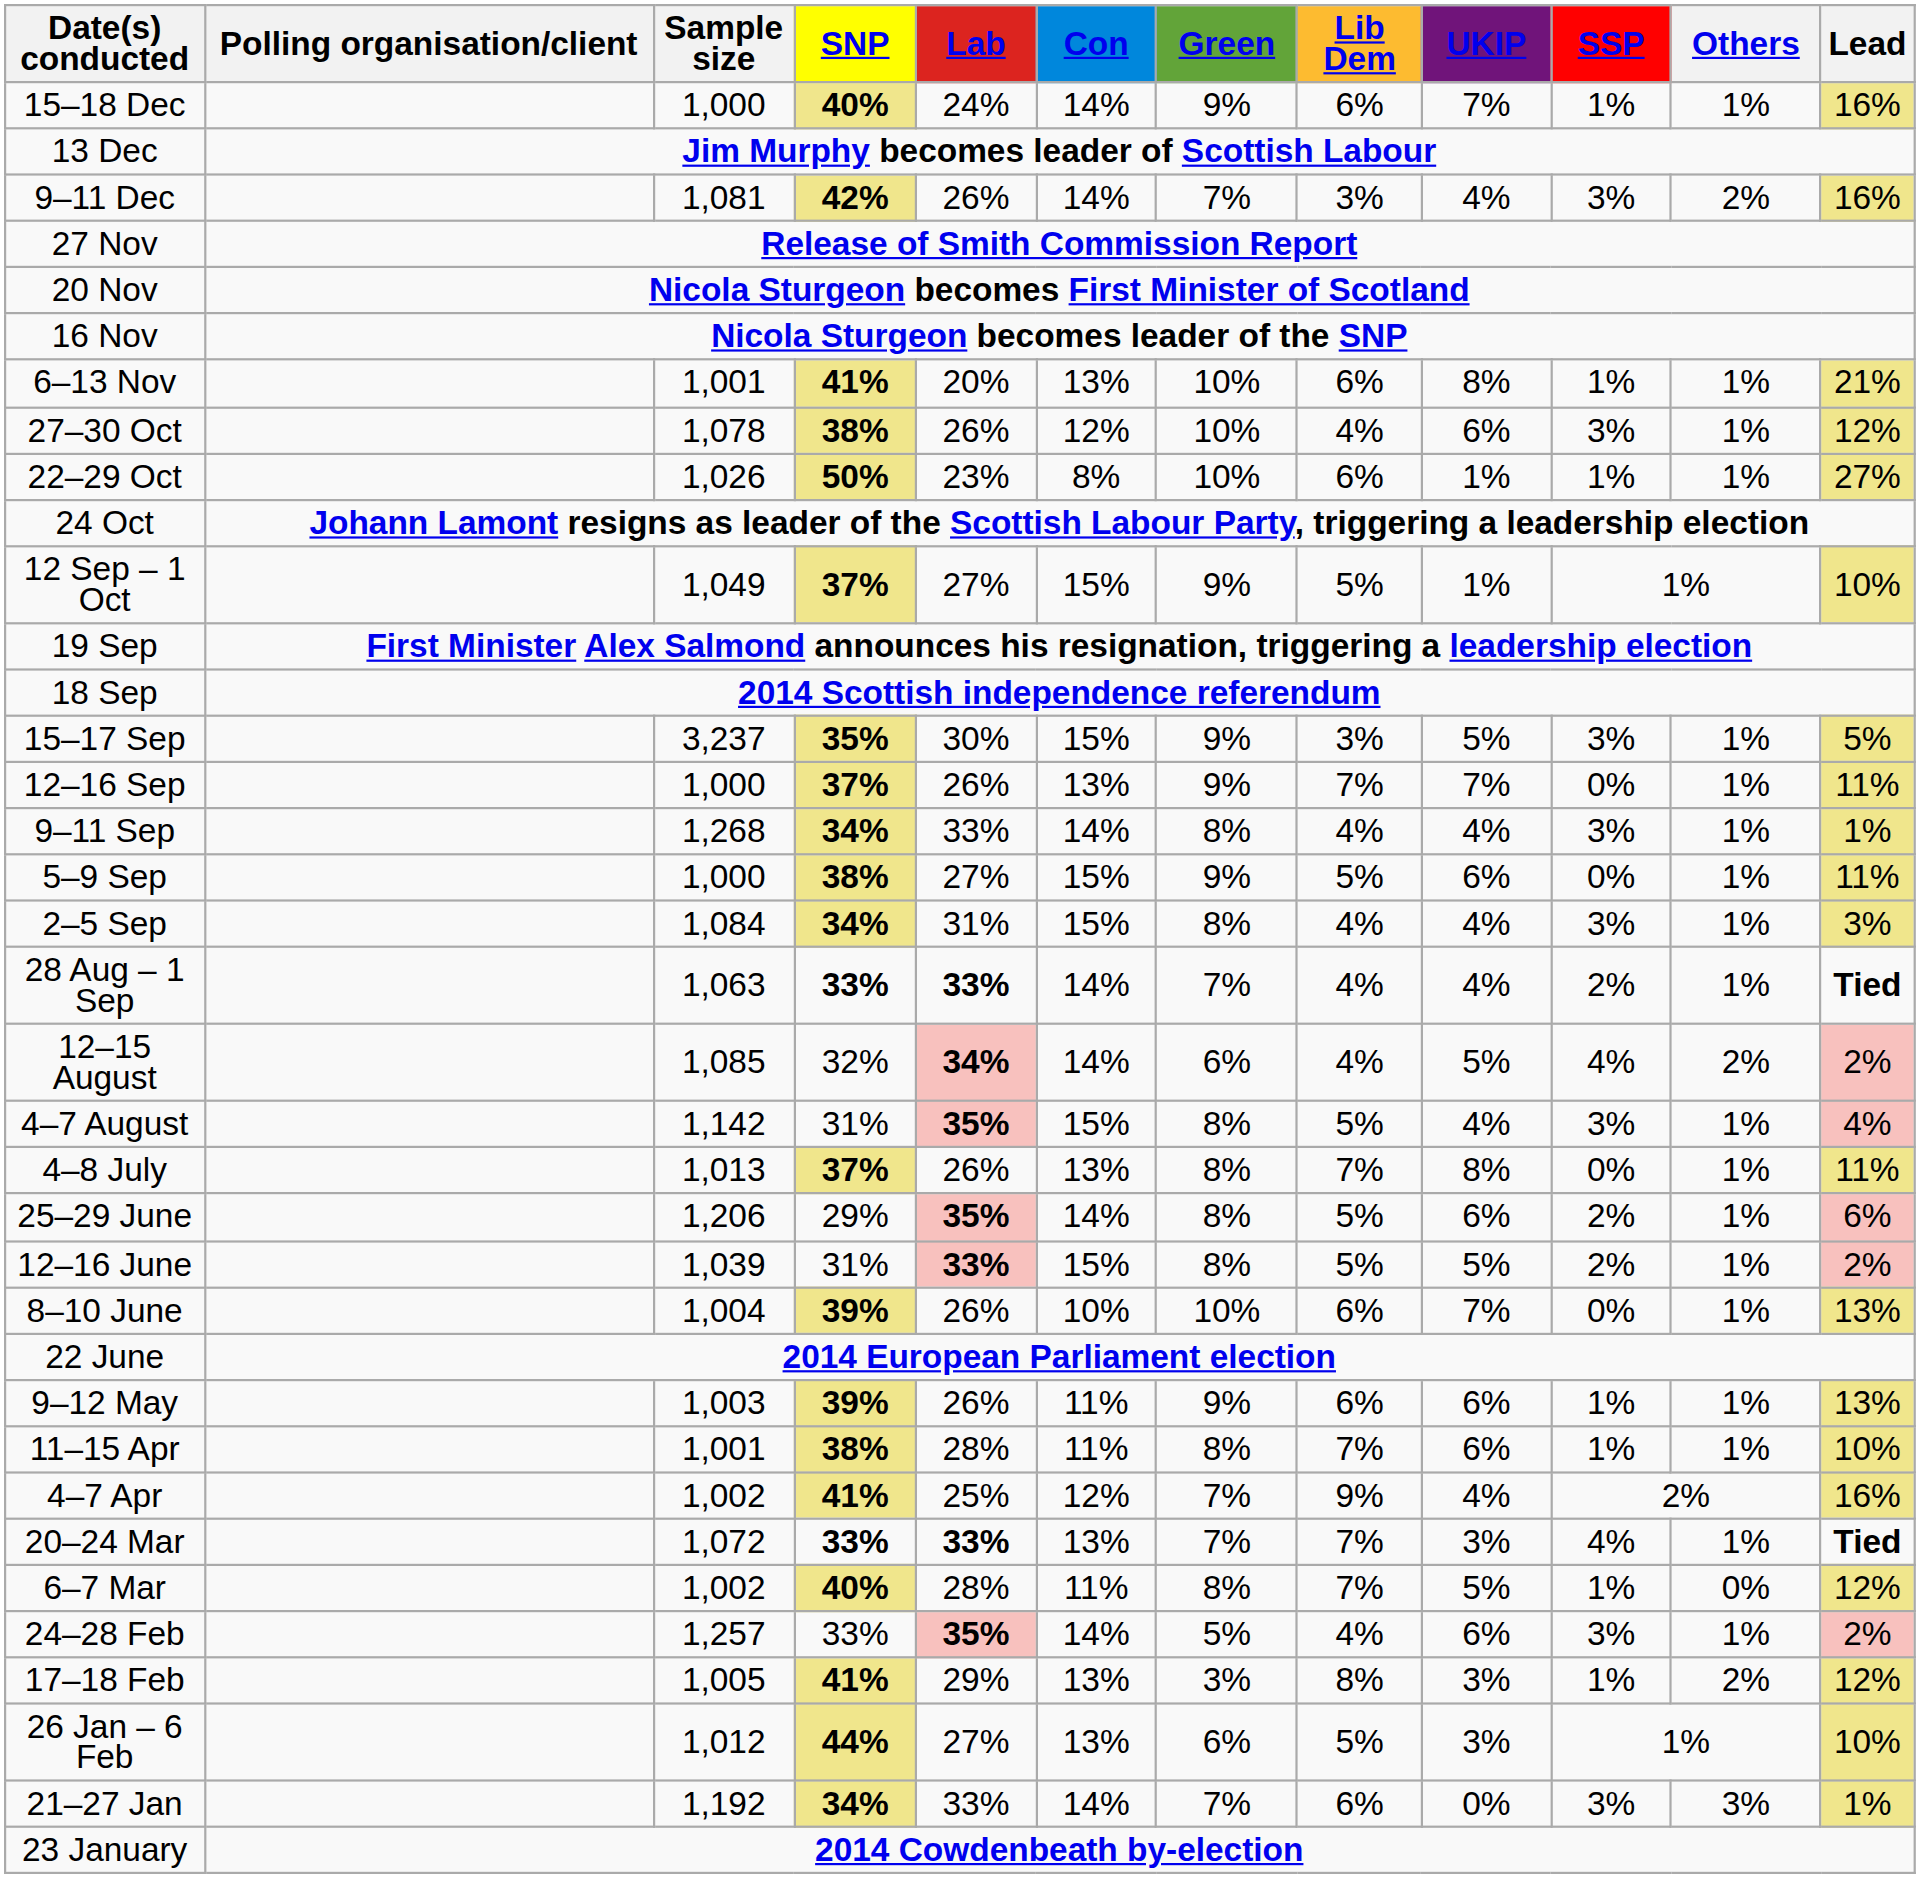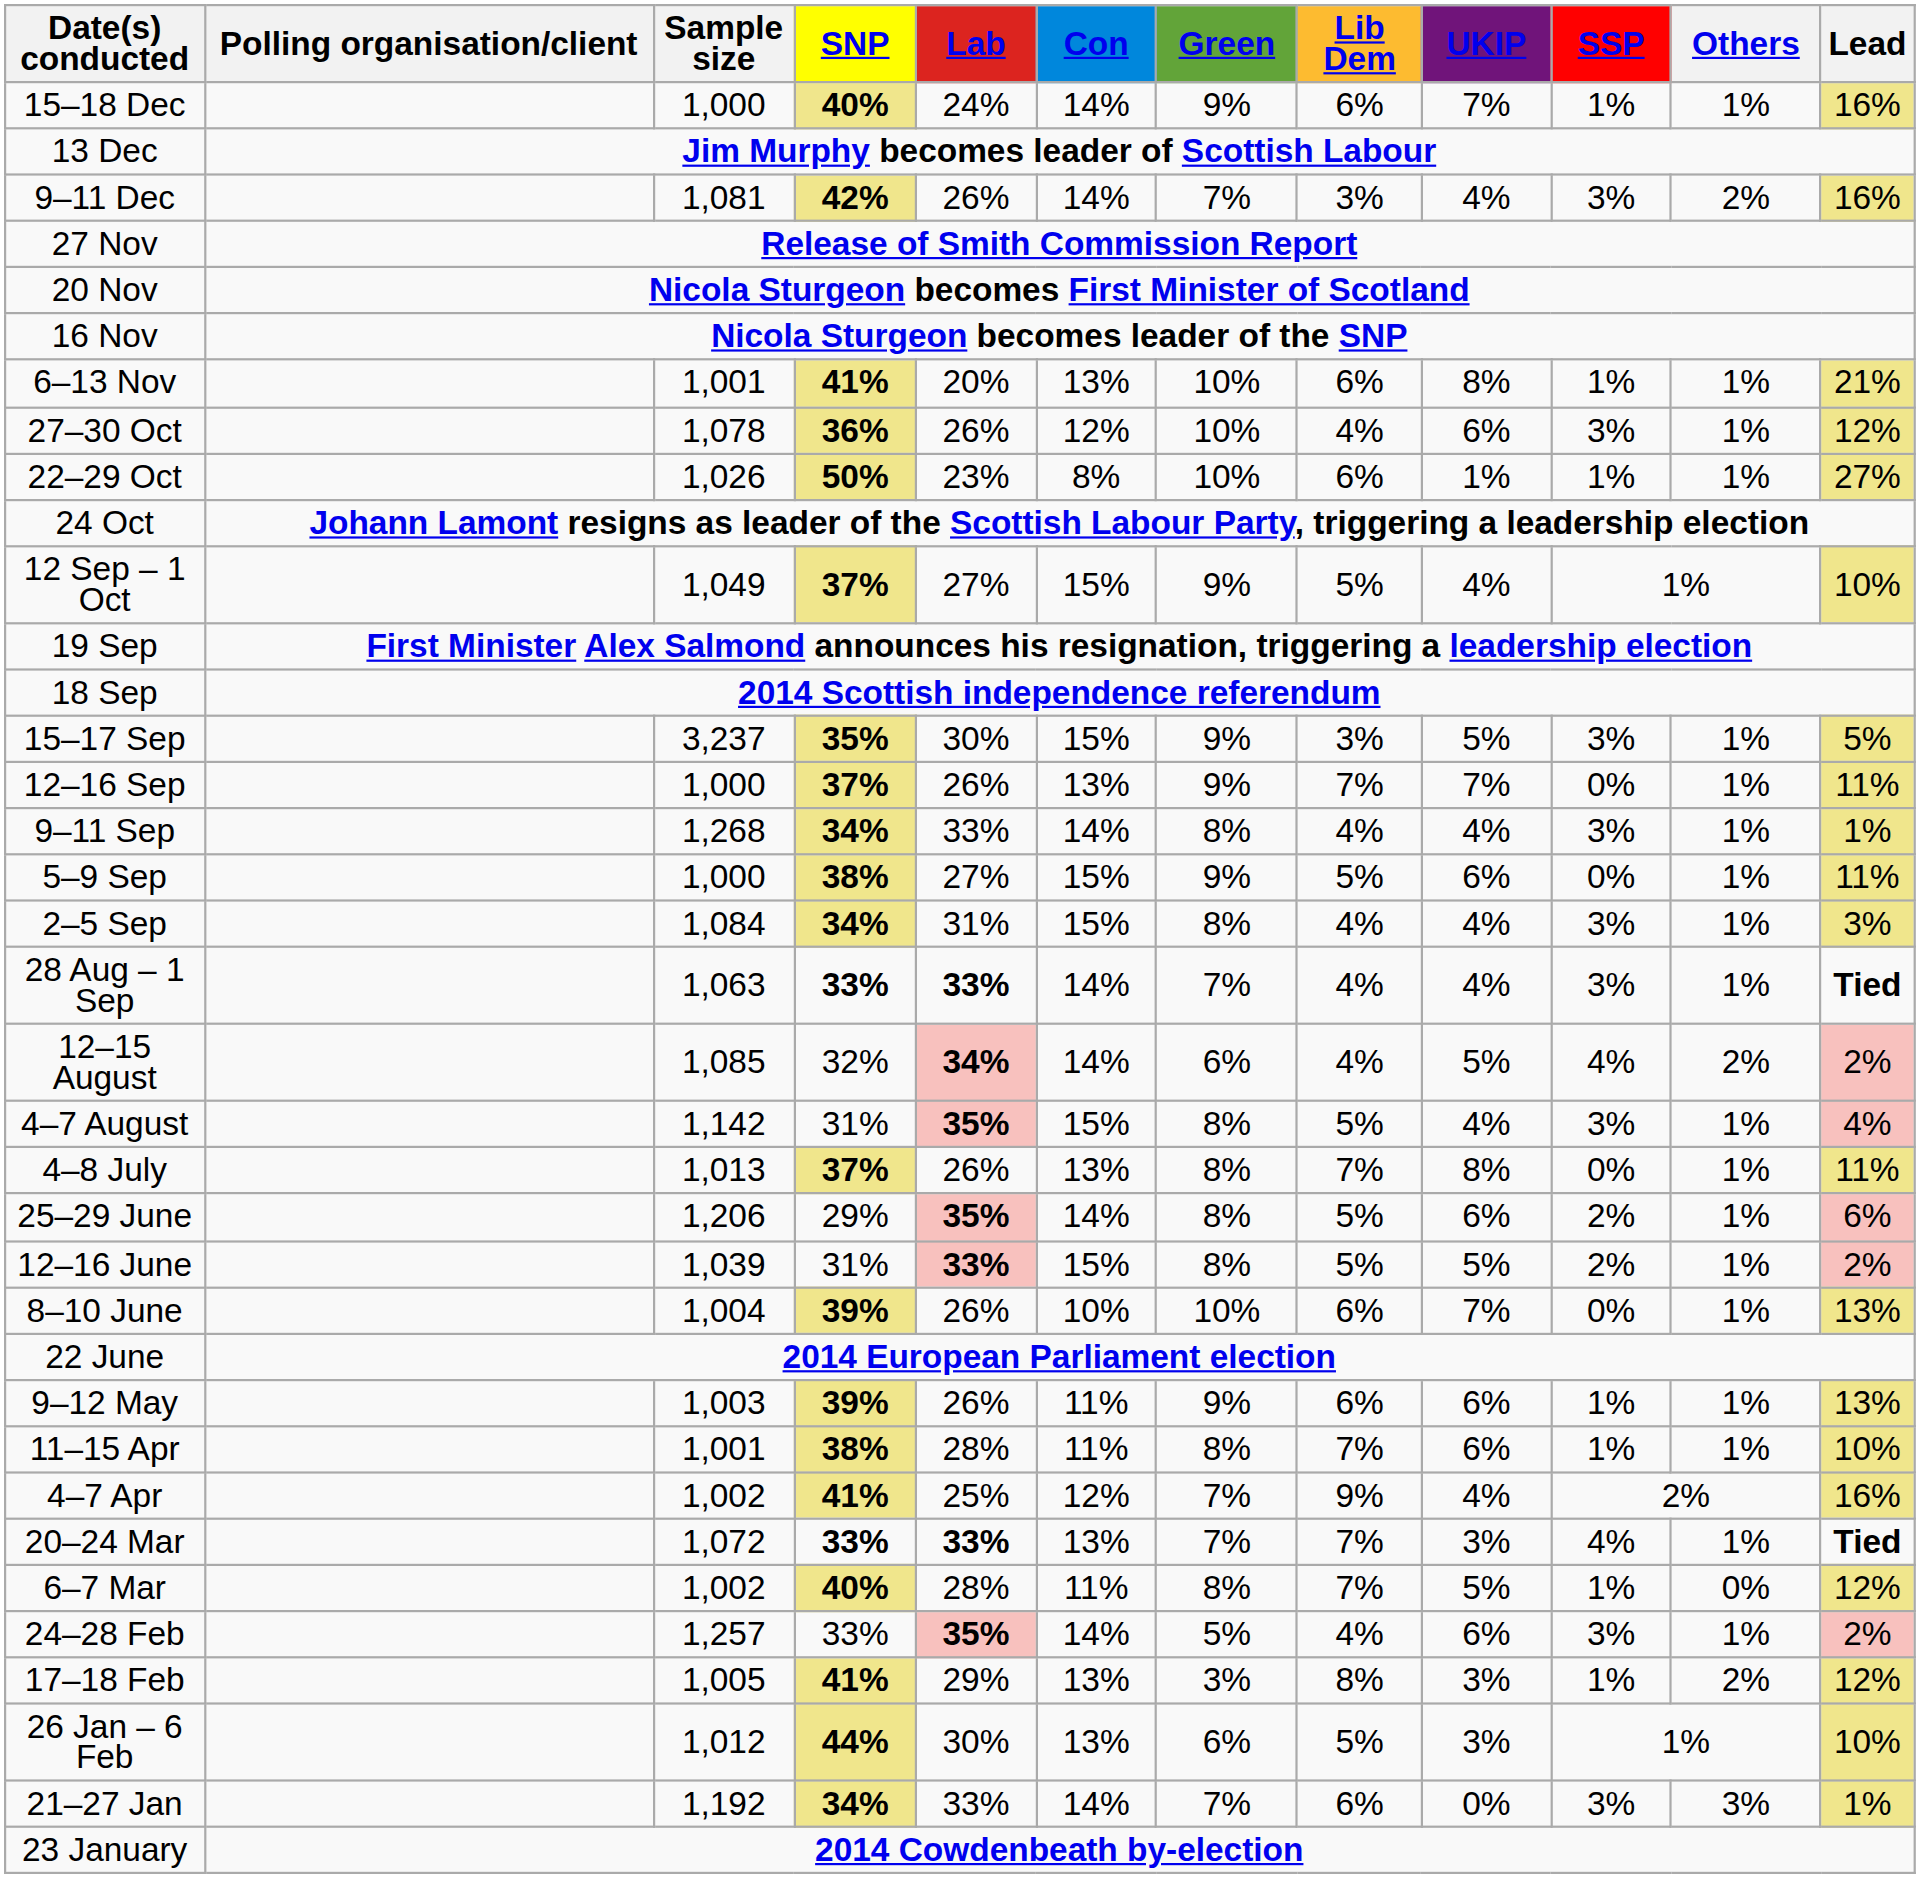(855, 429) 38% -> (855, 429) 36%
(1486, 583) 1% -> (1486, 583) 4%
(1611, 985) 2% -> (1611, 985) 3%
(976, 1741) 27% -> (976, 1741) 30%
